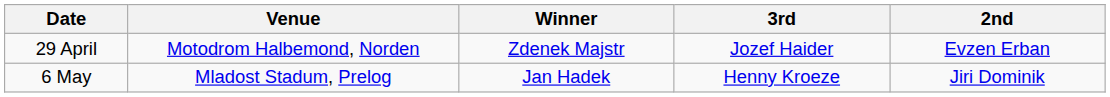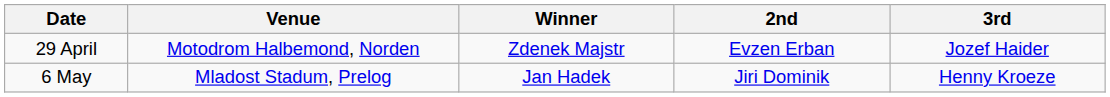columns swapped: (997, 19) <-> (782, 19)
